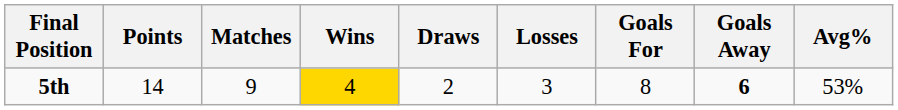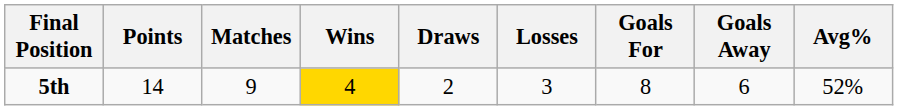(744, 86) bold -> (744, 86) normal
(843, 86) 53% -> (843, 86) 52%
